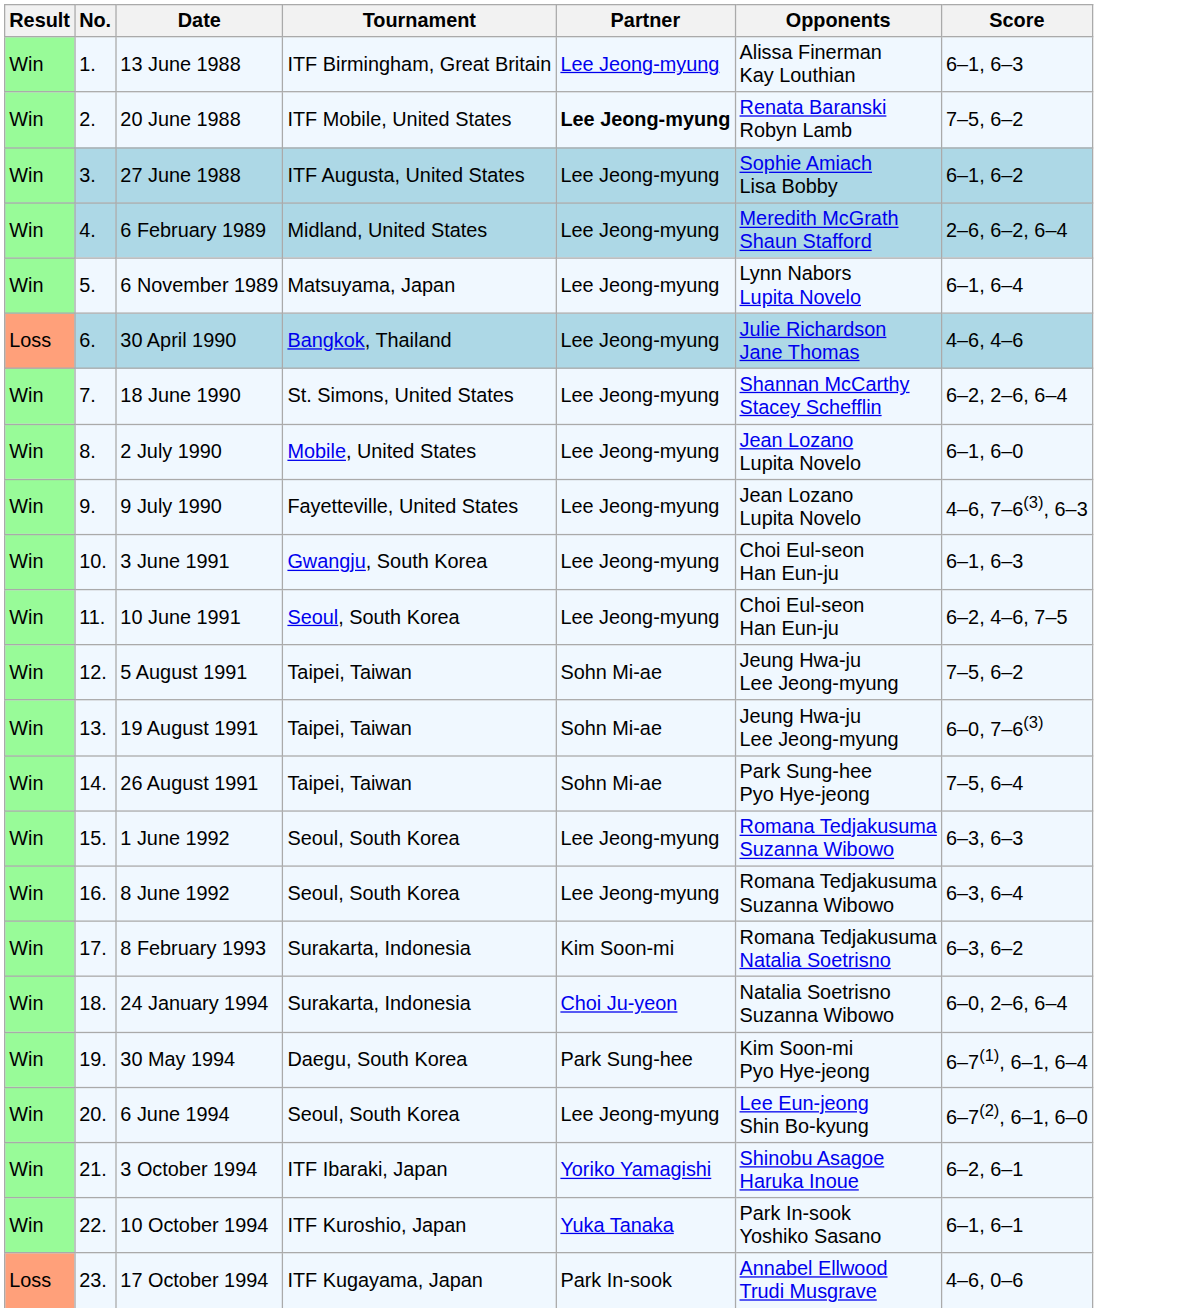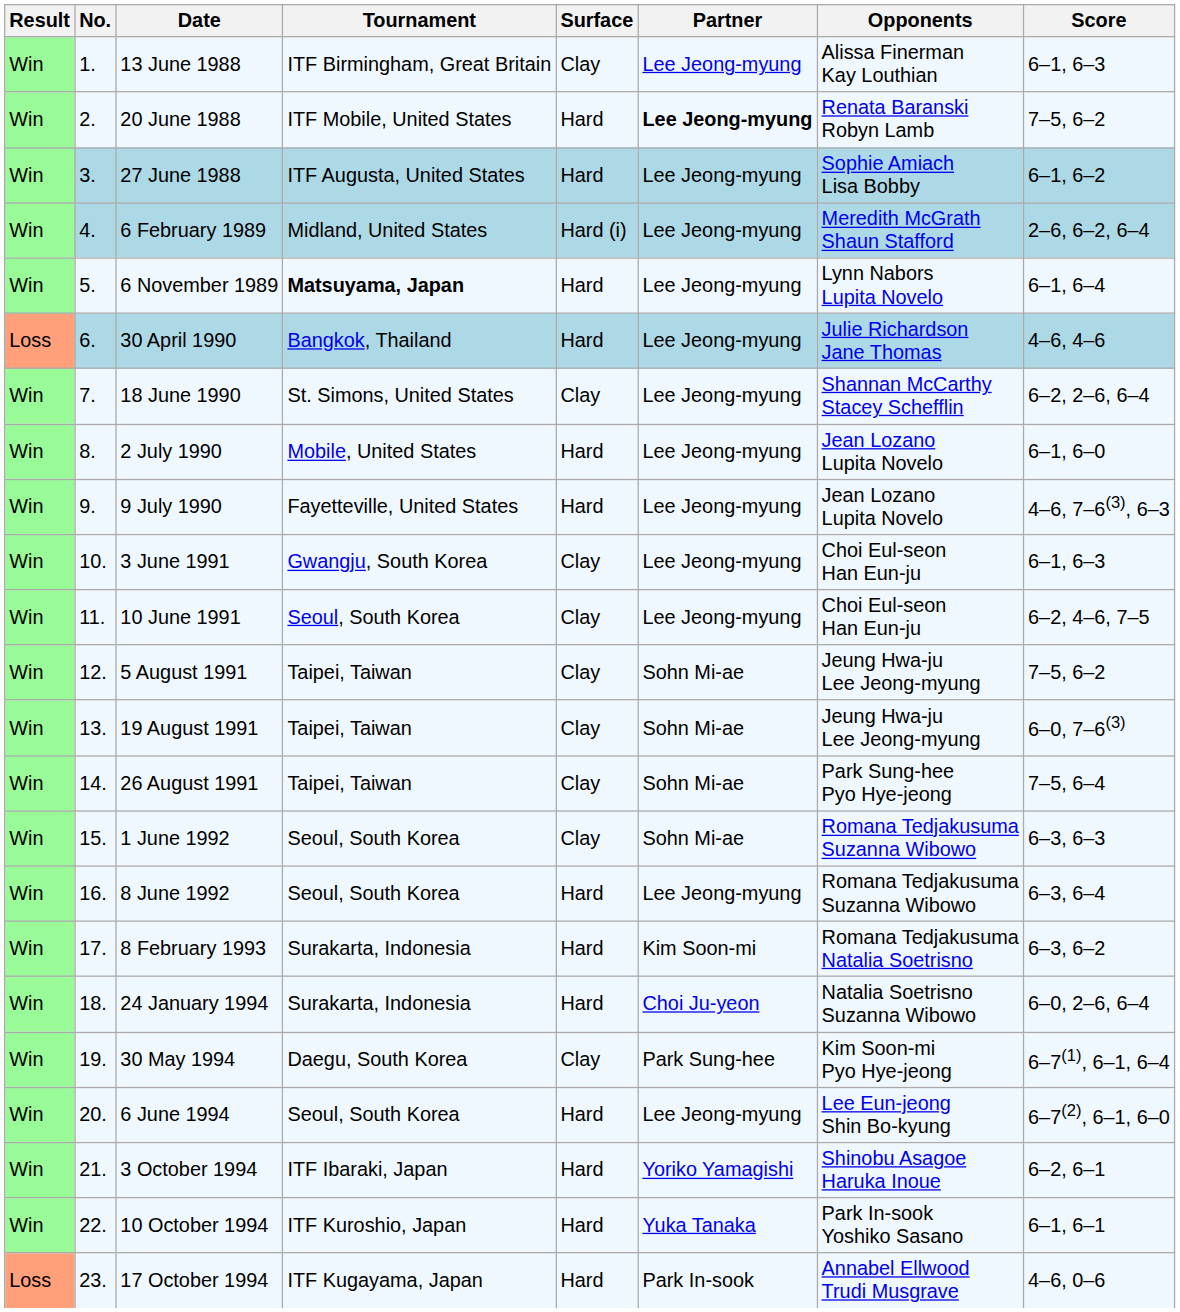+ column: (597, 20)
(371, 285) normal -> (376, 285) bold
(640, 837) Lee Jeong-myung -> (693, 837) Sohn Mi-ae
